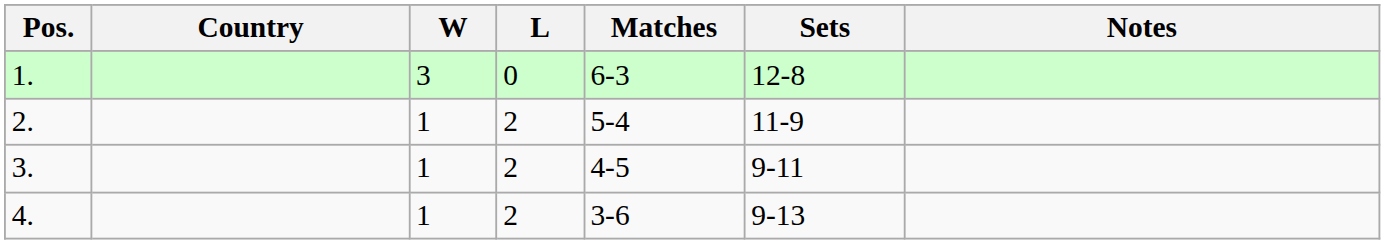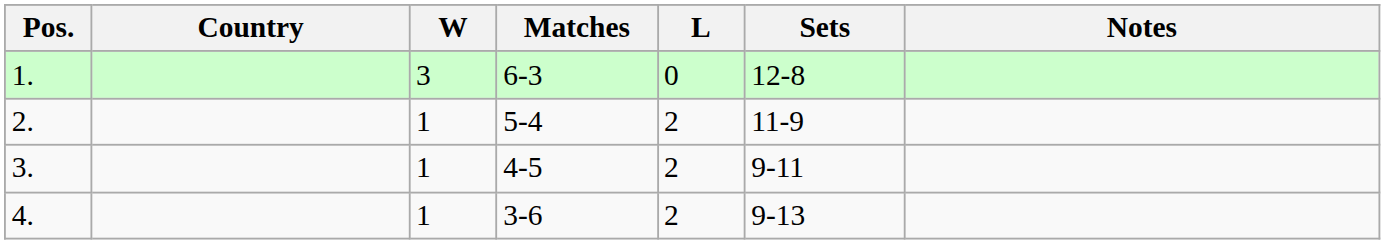columns swapped: (540, 27) <-> (664, 27)
